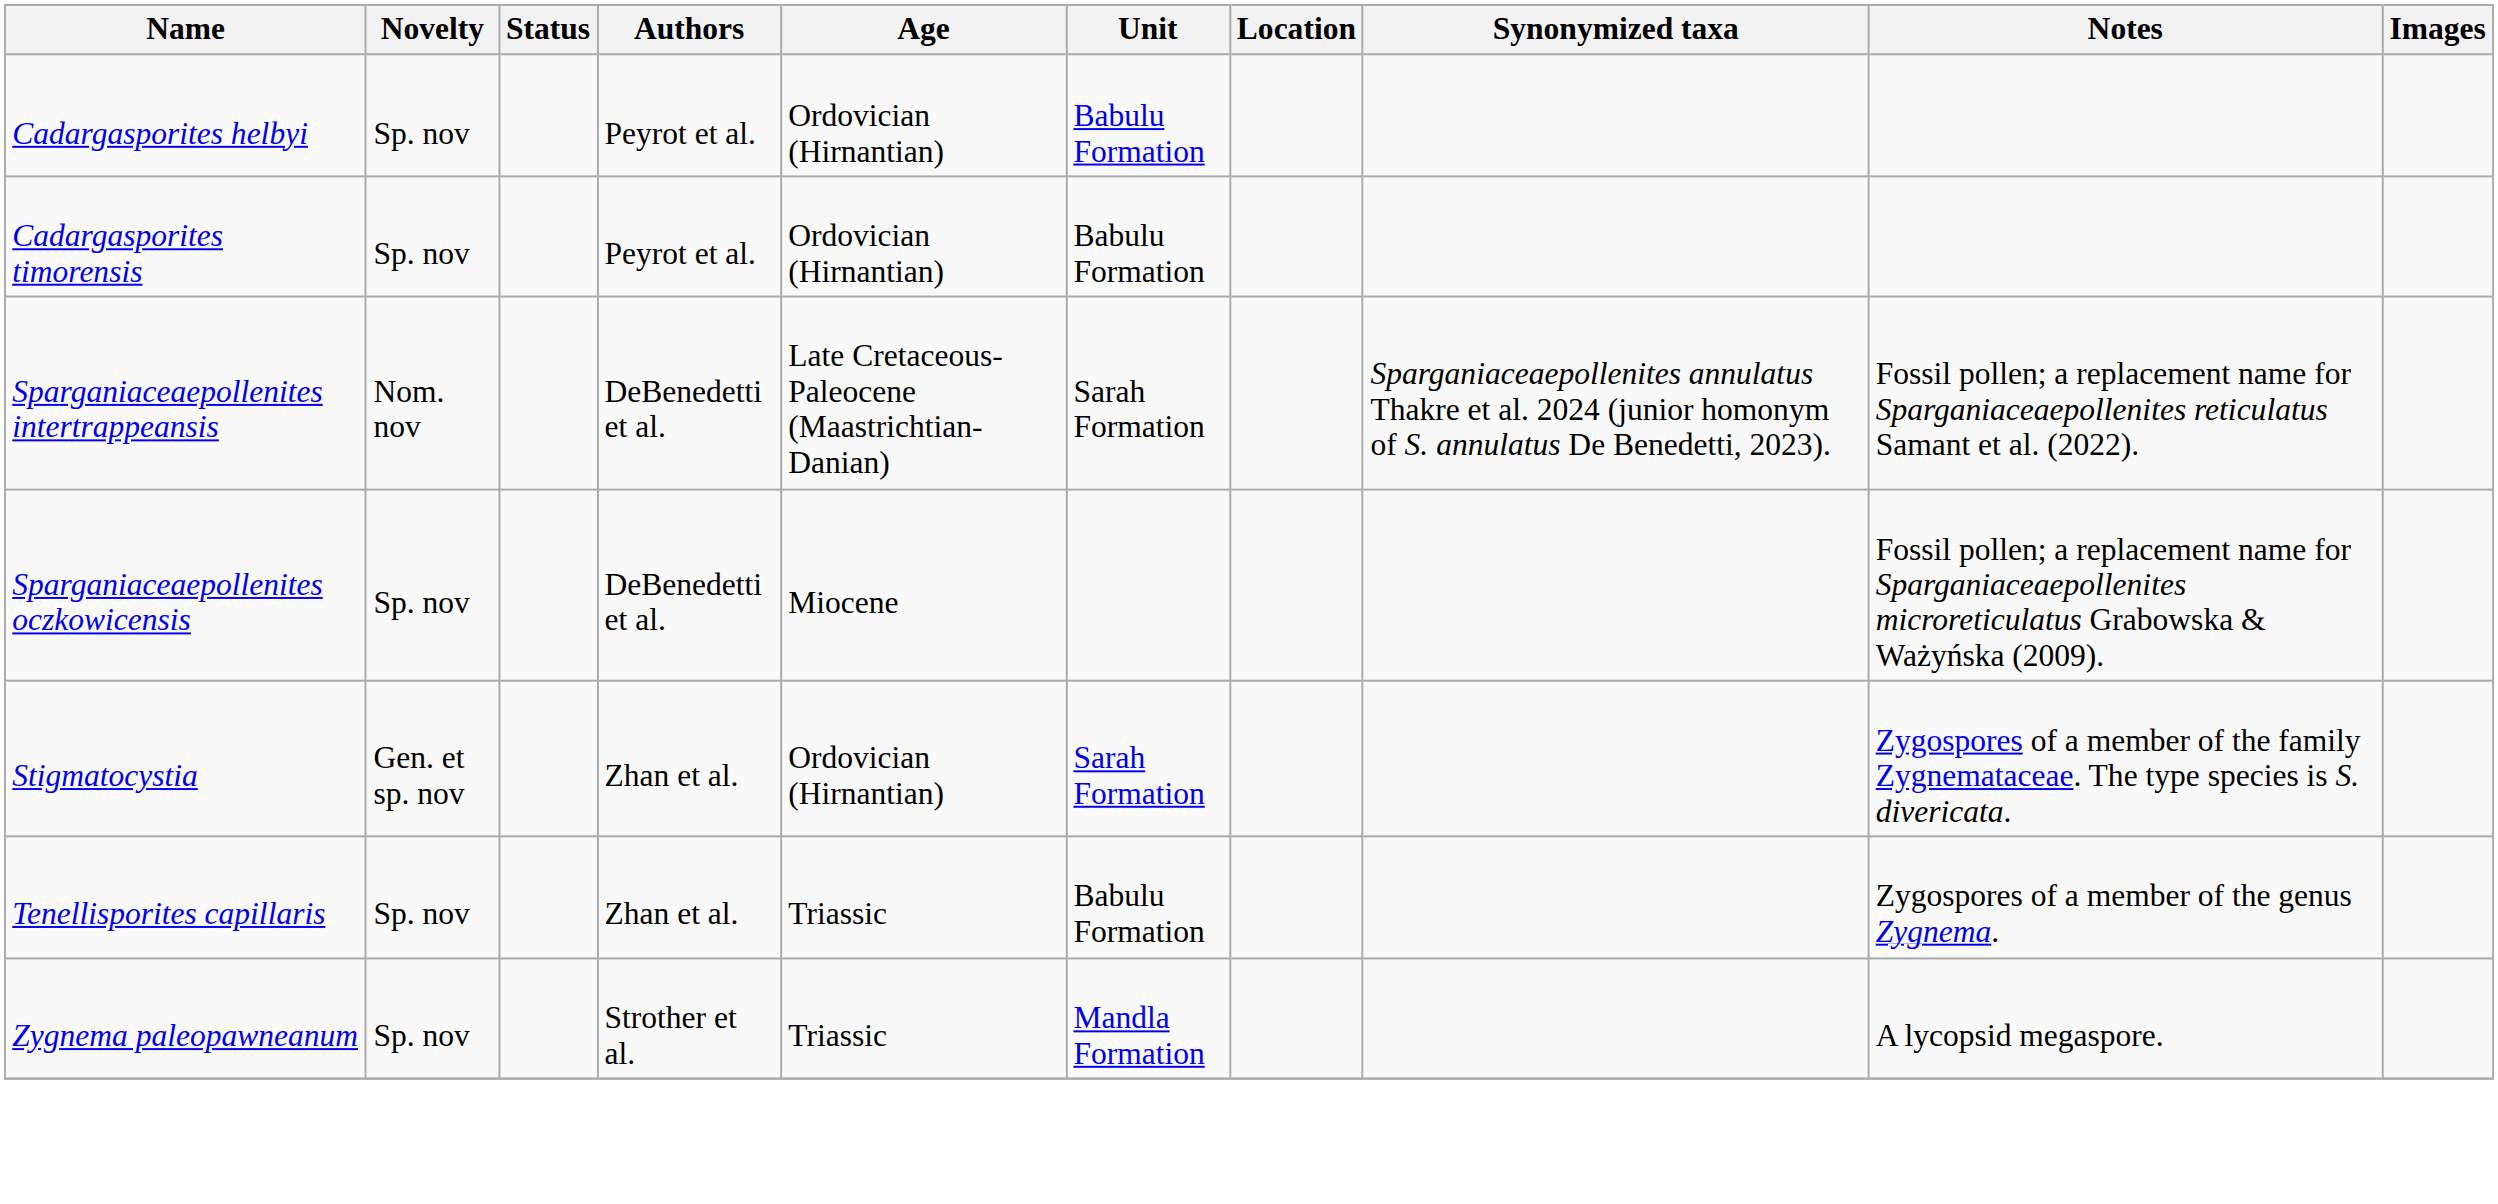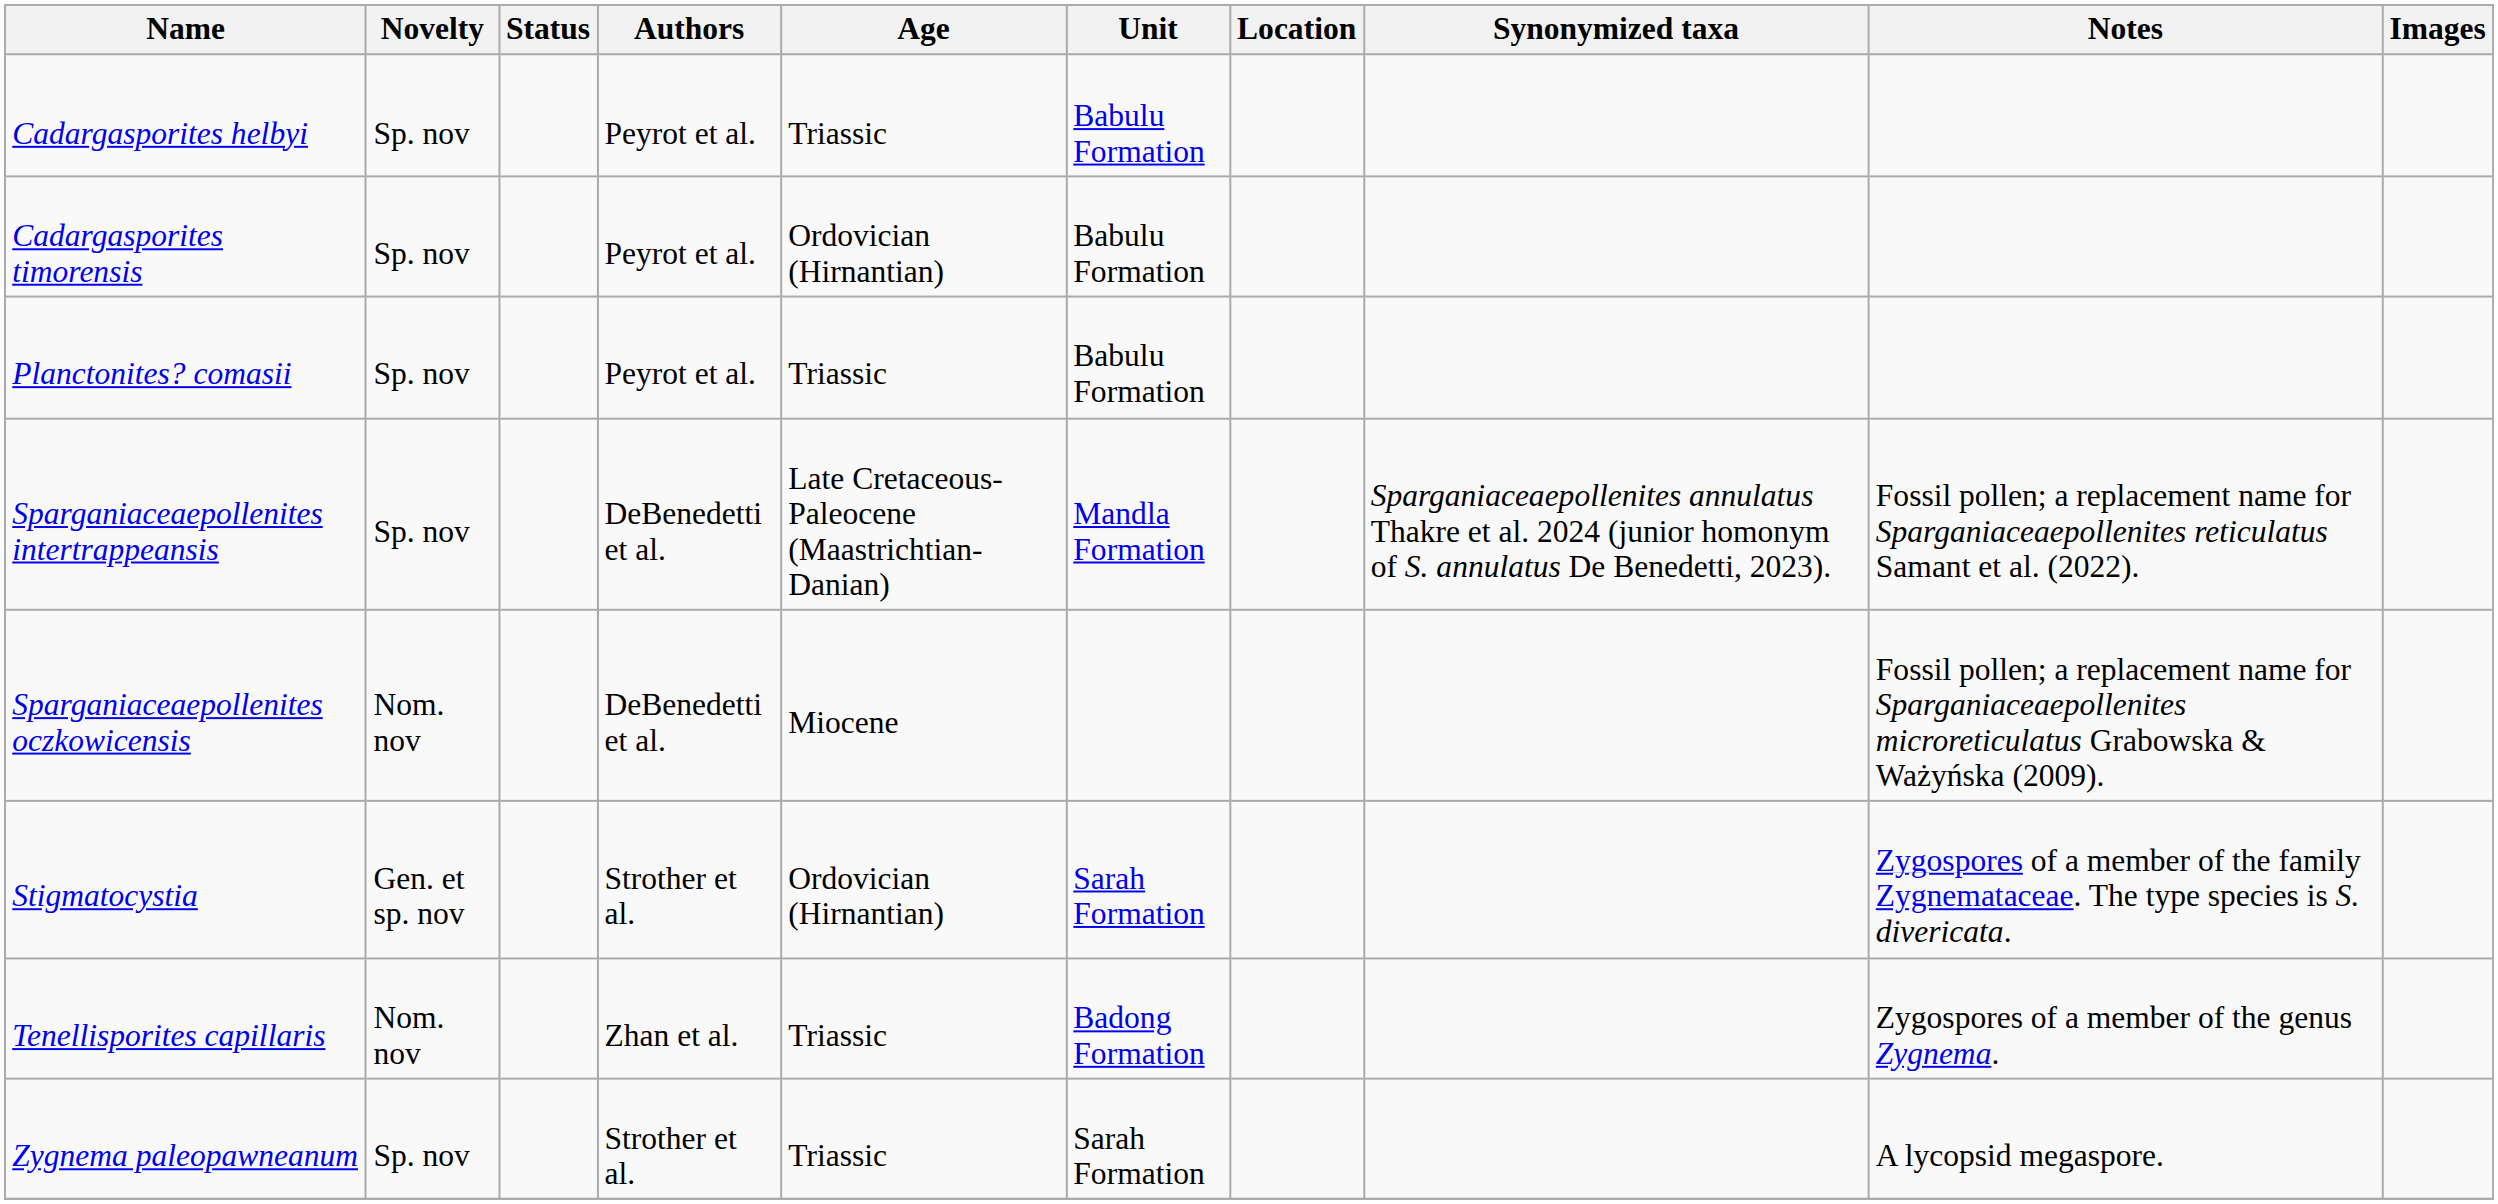(866, 132) Ordovician (Hirnantian) -> (838, 132) Triassic
+ row: (152, 374)
(409, 409) Nom. nov -> (422, 530) Sp. nov
(1139, 409) Sarah Formation -> (1139, 530) Mandla Formation
(422, 601) Sp. nov -> (409, 722) Nom. nov
(671, 775) Zhan et al. -> (671, 896) Strother et al.
(422, 914) Sp. nov -> (409, 1035) Nom. nov
(1139, 914) Babulu Formation -> (1139, 1035) Badong Formation
(1139, 1035) Mandla Formation -> (1139, 1156) Sarah Formation
